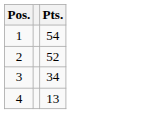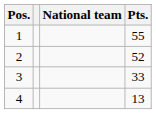+ column: (82, 15)
(53, 35) 54 -> (138, 35) 55
(53, 77) 34 -> (138, 77) 33
